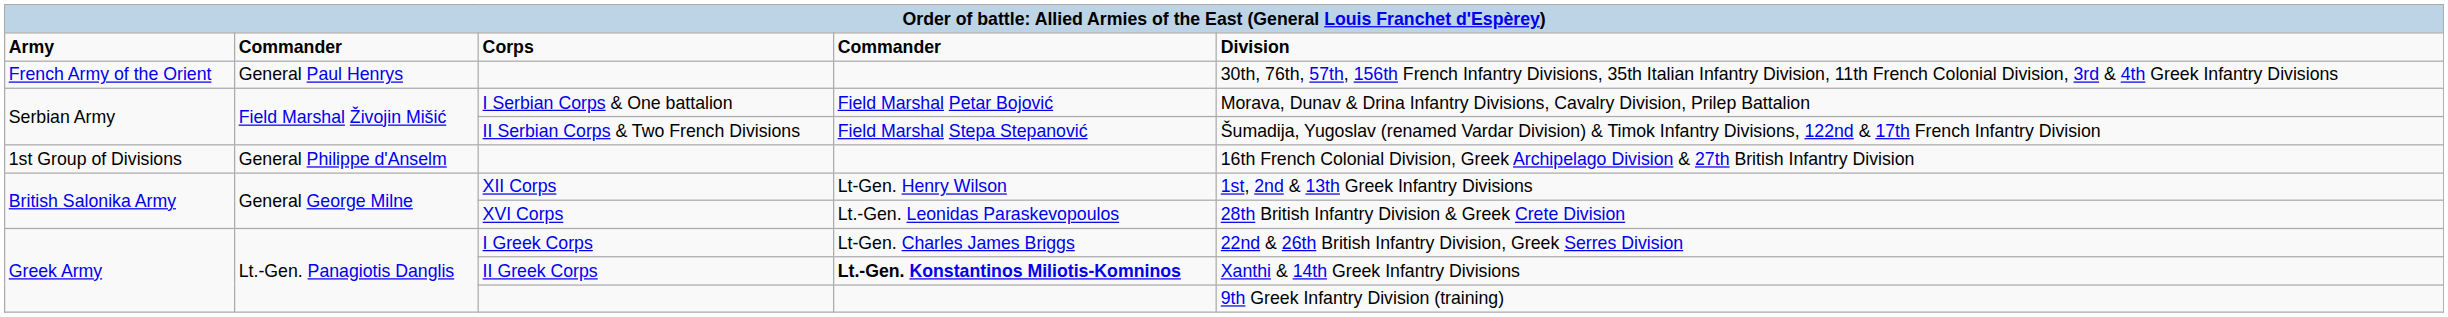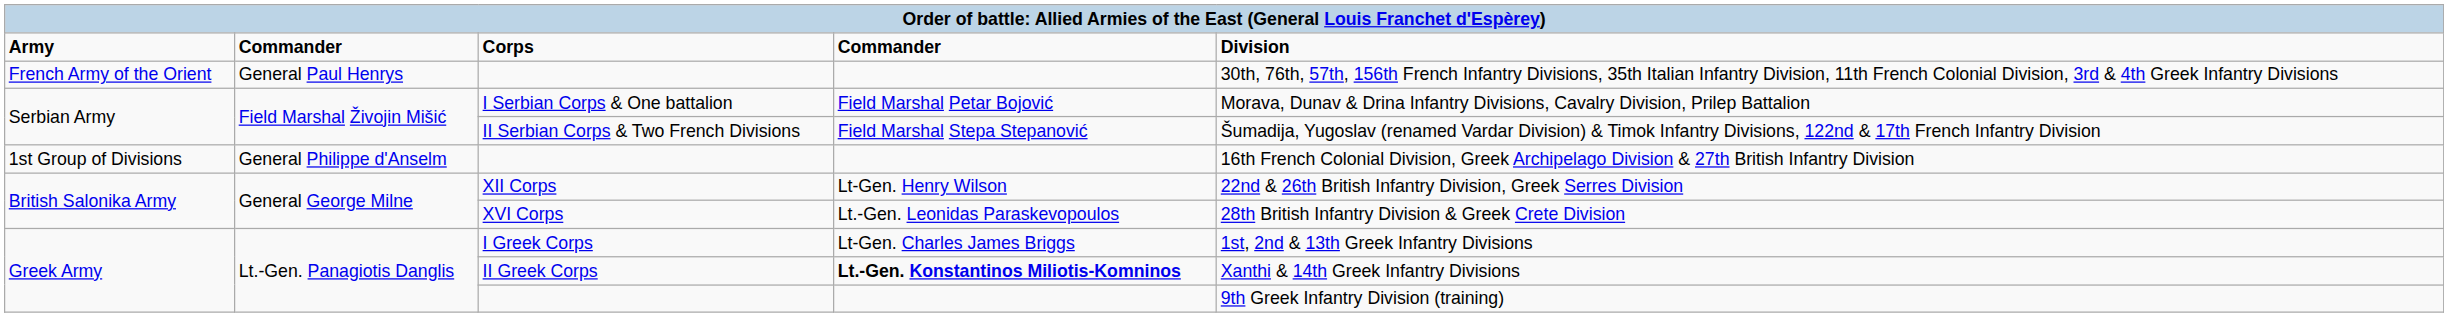(1377, 187) 1st, 2nd & 13th Greek Infantry Divisions -> (1452, 187) 22nd & 26th British Infantry Division, Greek Serres Division
(1452, 242) 22nd & 26th British Infantry Division, Greek Serres Division -> (1377, 242) 1st, 2nd & 13th Greek Infantry Divisions
